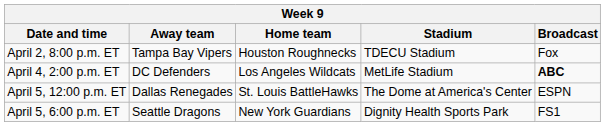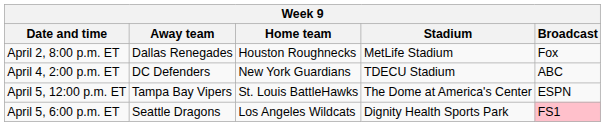(182, 53) Tampa Bay Vipers -> (182, 53) Dallas Renegades
(409, 53) TDECU Stadium -> (408, 53) MetLife Stadium
(297, 72) Los Angeles Wildcats -> (295, 72) New York Guardians
(408, 72) MetLife Stadium -> (409, 72) TDECU Stadium
(551, 72) bold -> (550, 72) normal
(182, 92) Dallas Renegades -> (182, 92) Tampa Bay Vipers
(295, 111) New York Guardians -> (297, 111) Los Angeles Wildcats
(549, 111) no background -> (549, 111) pink background
